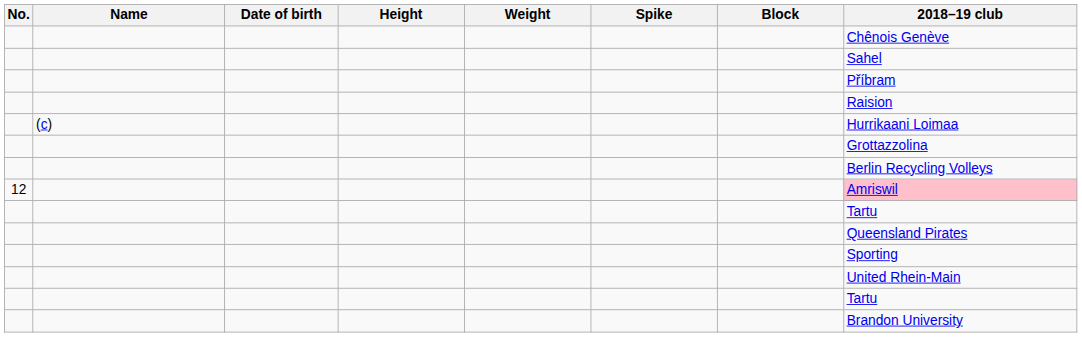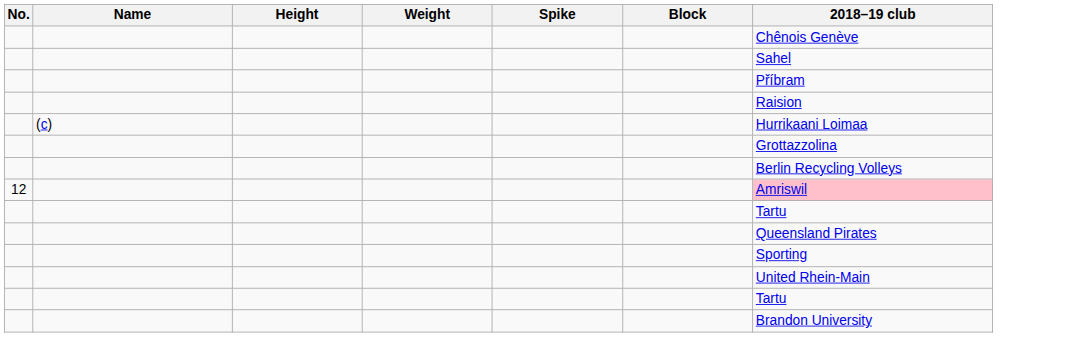- column: (281, 15)
